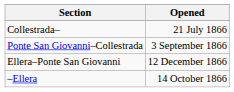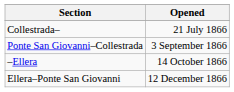rows swapped: (22, 78) <-> (64, 62)
